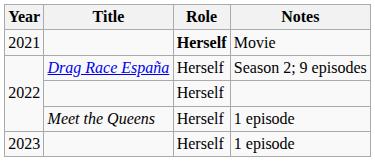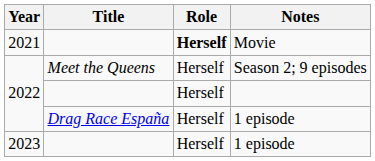(108, 67) Drag Race España -> (101, 67) Meet the Queens
(101, 118) Meet the Queens -> (108, 118) Drag Race España
